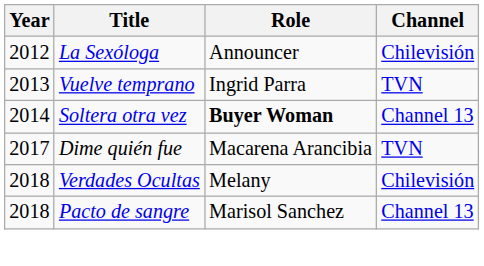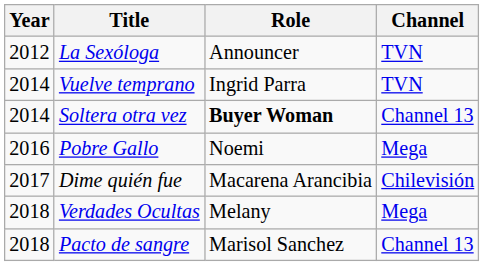(428, 52) Chilevisión -> (402, 52) TVN
(29, 84) 2013 -> (29, 84) 2014
+ row: (109, 148)
(402, 148) TVN -> (428, 180) Chilevisión
(428, 180) Chilevisión -> (404, 212) Mega
